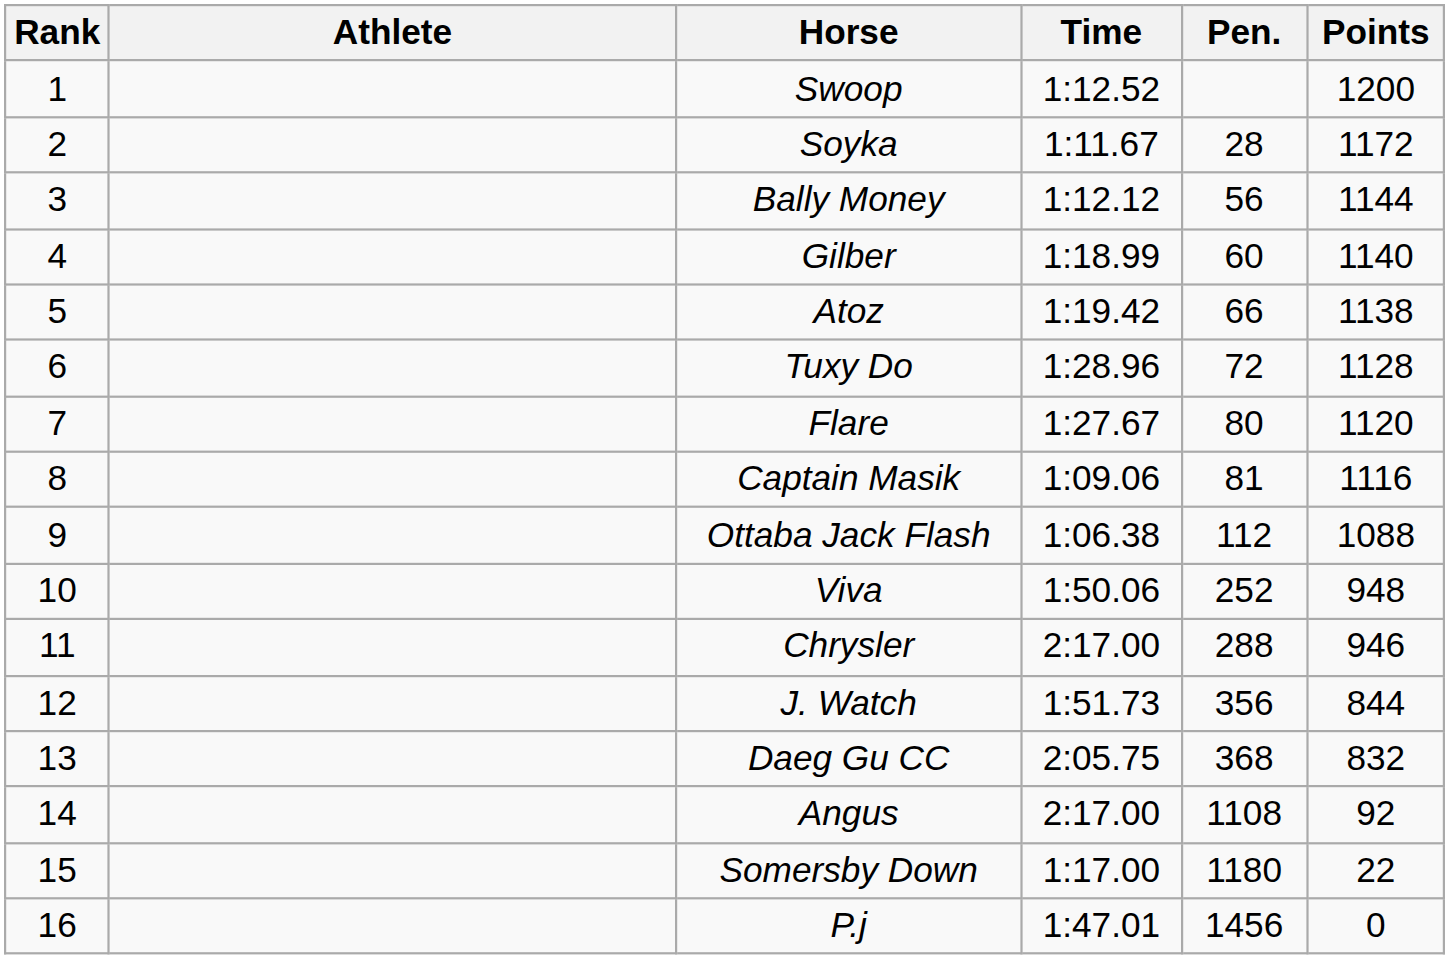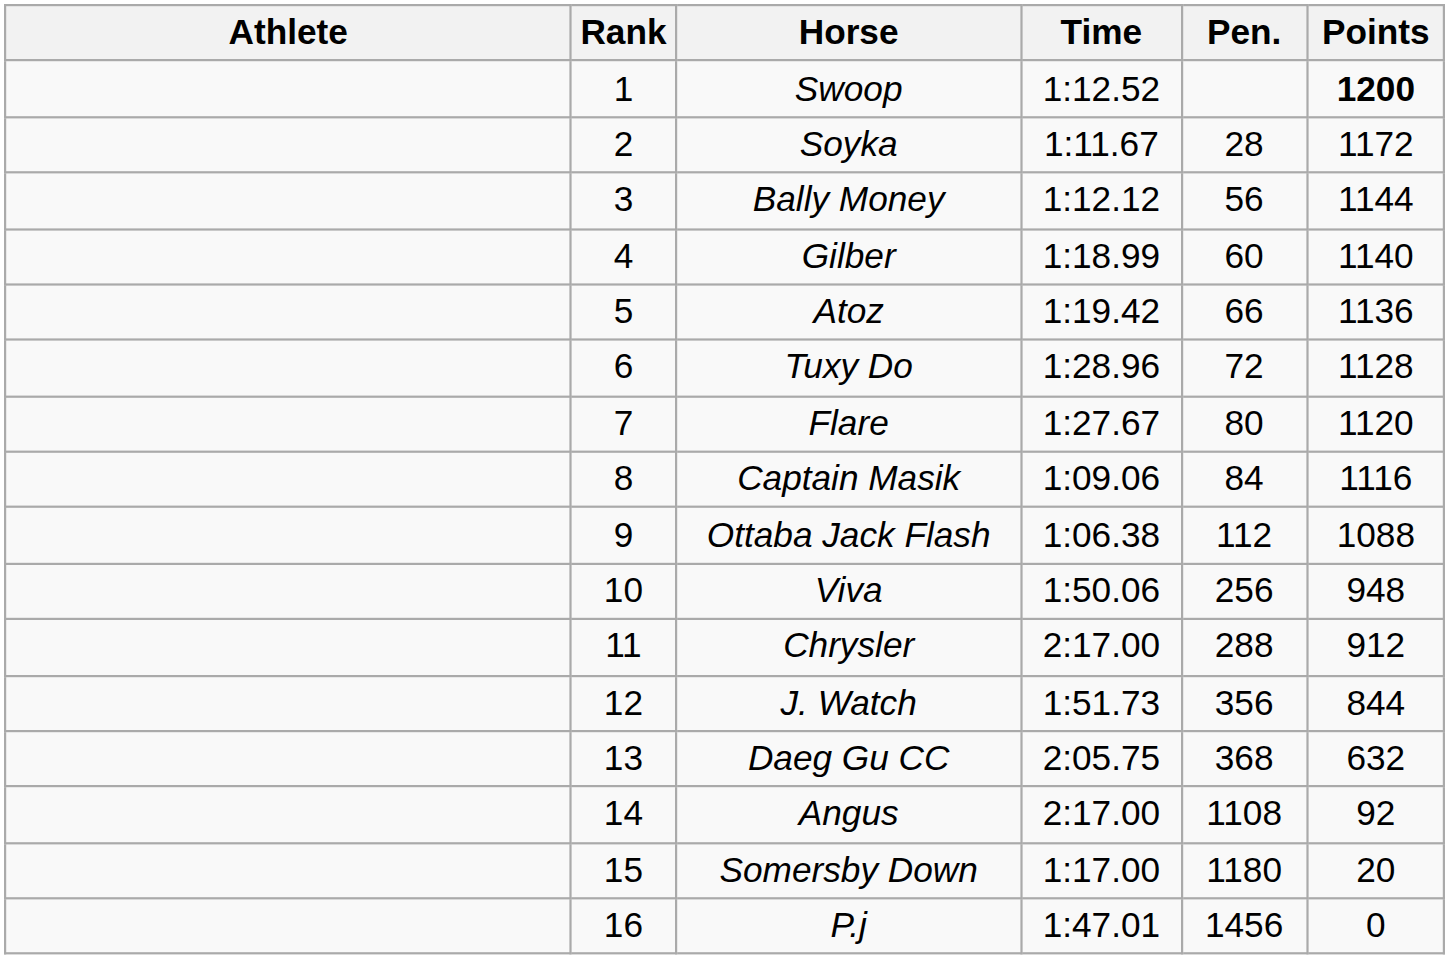columns swapped: (57, 32) <-> (392, 32)
(1376, 88) normal -> (1376, 88) bold
(1376, 311) 1138 -> (1376, 311) 1136
(1244, 479) 81 -> (1244, 479) 84
(1244, 590) 252 -> (1244, 590) 256
(1376, 646) 946 -> (1376, 646) 912
(1376, 758) 832 -> (1376, 758) 632
(1376, 869) 22 -> (1376, 869) 20
